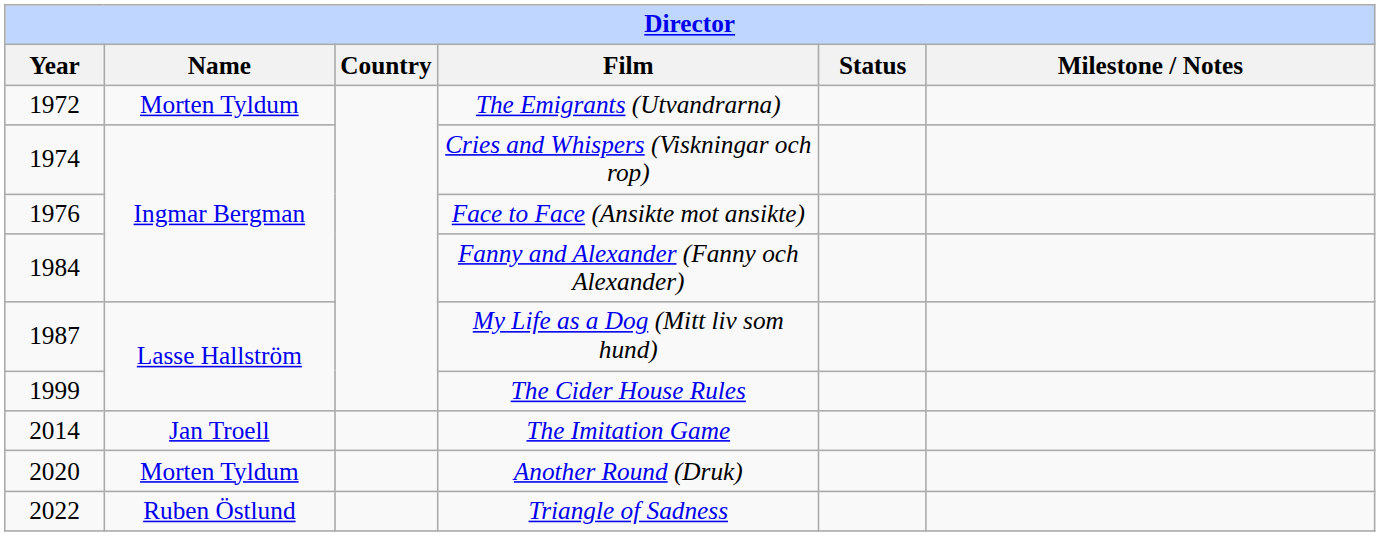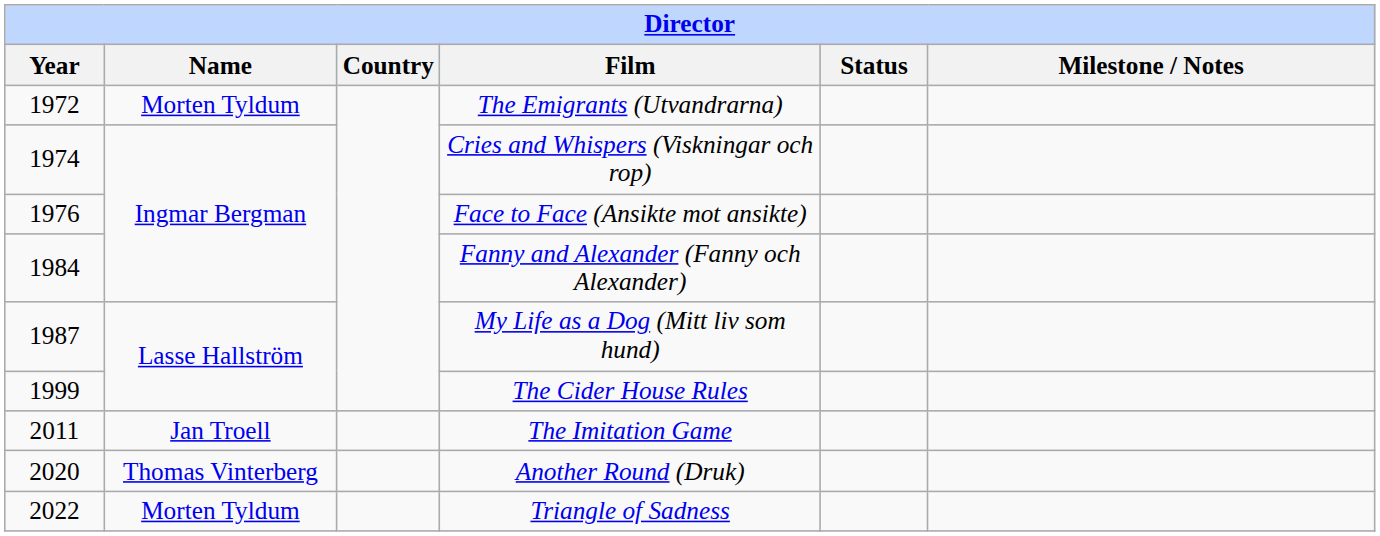(54, 430) 2014 -> (54, 430) 2011
(219, 470) Morten Tyldum -> (220, 470) Thomas Vinterberg
(219, 510) Ruben Östlund -> (220, 510) Morten Tyldum
